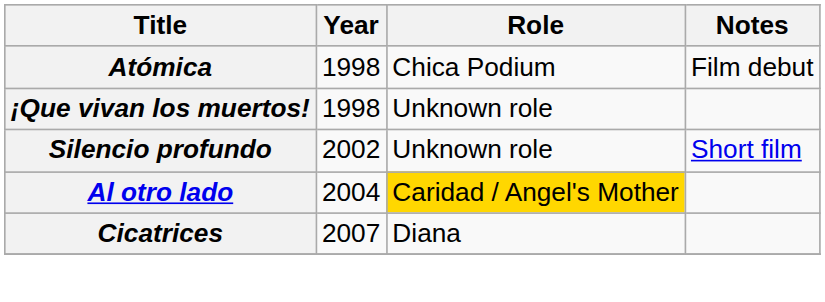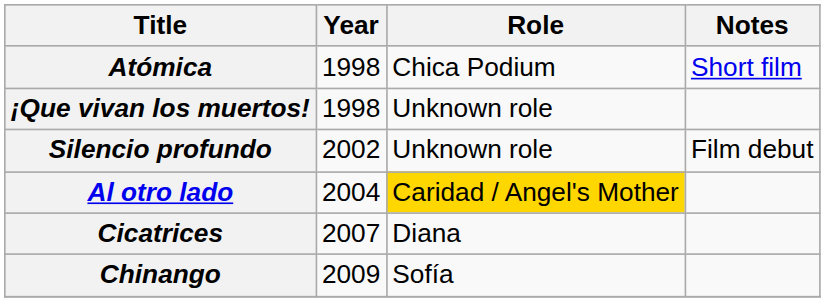(752, 66) Film debut -> (746, 66) Short film
(746, 150) Short film -> (752, 150) Film debut
+ row: (160, 274)
